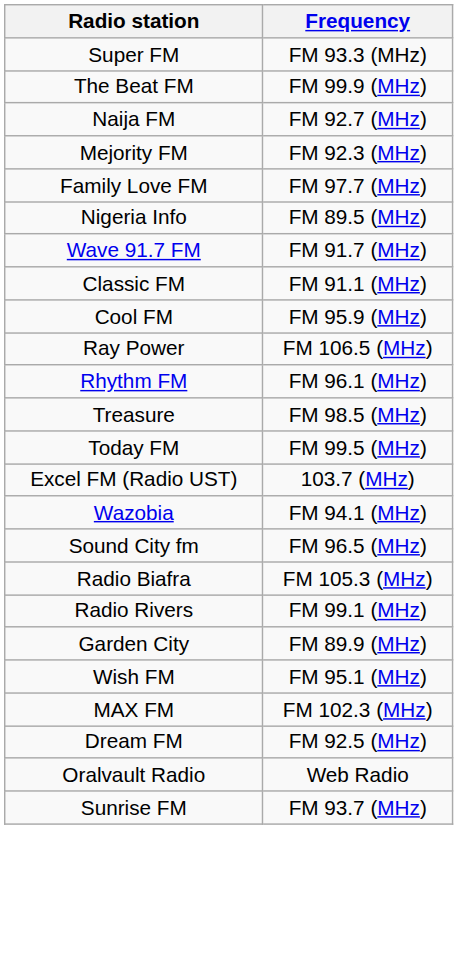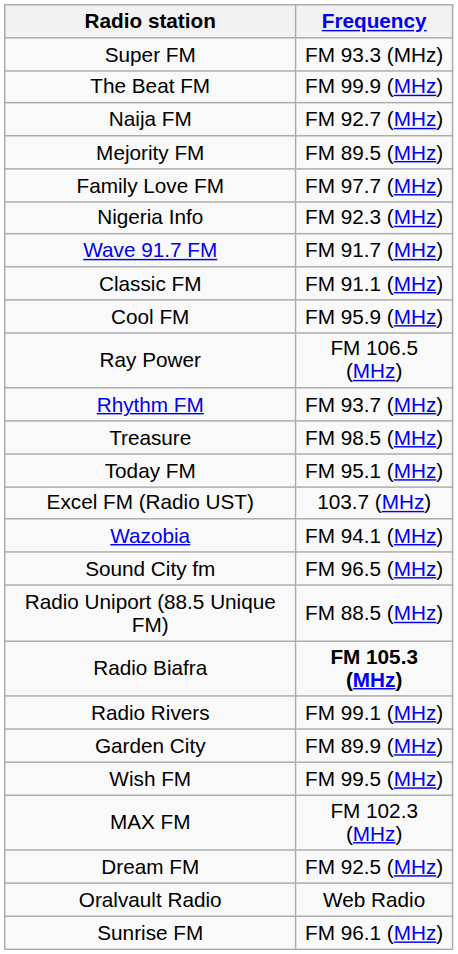(358, 153) FM 92.3 (MHz) -> (374, 153) FM 89.5 (MHz)
(358, 218) FM 89.5 (MHz) -> (374, 218) FM 92.3 (MHz)
(358, 382) FM 96.1 (MHz) -> (374, 405) FM 93.7 (MHz)
(358, 447) FM 99.5 (MHz) -> (374, 470) FM 95.1 (MHz)
+ row: (150, 613)
(358, 578) normal -> (374, 669) bold
(358, 677) FM 95.1 (MHz) -> (374, 779) FM 99.5 (MHz)
(358, 808) FM 93.7 (MHz) -> (374, 933) FM 96.1 (MHz)
